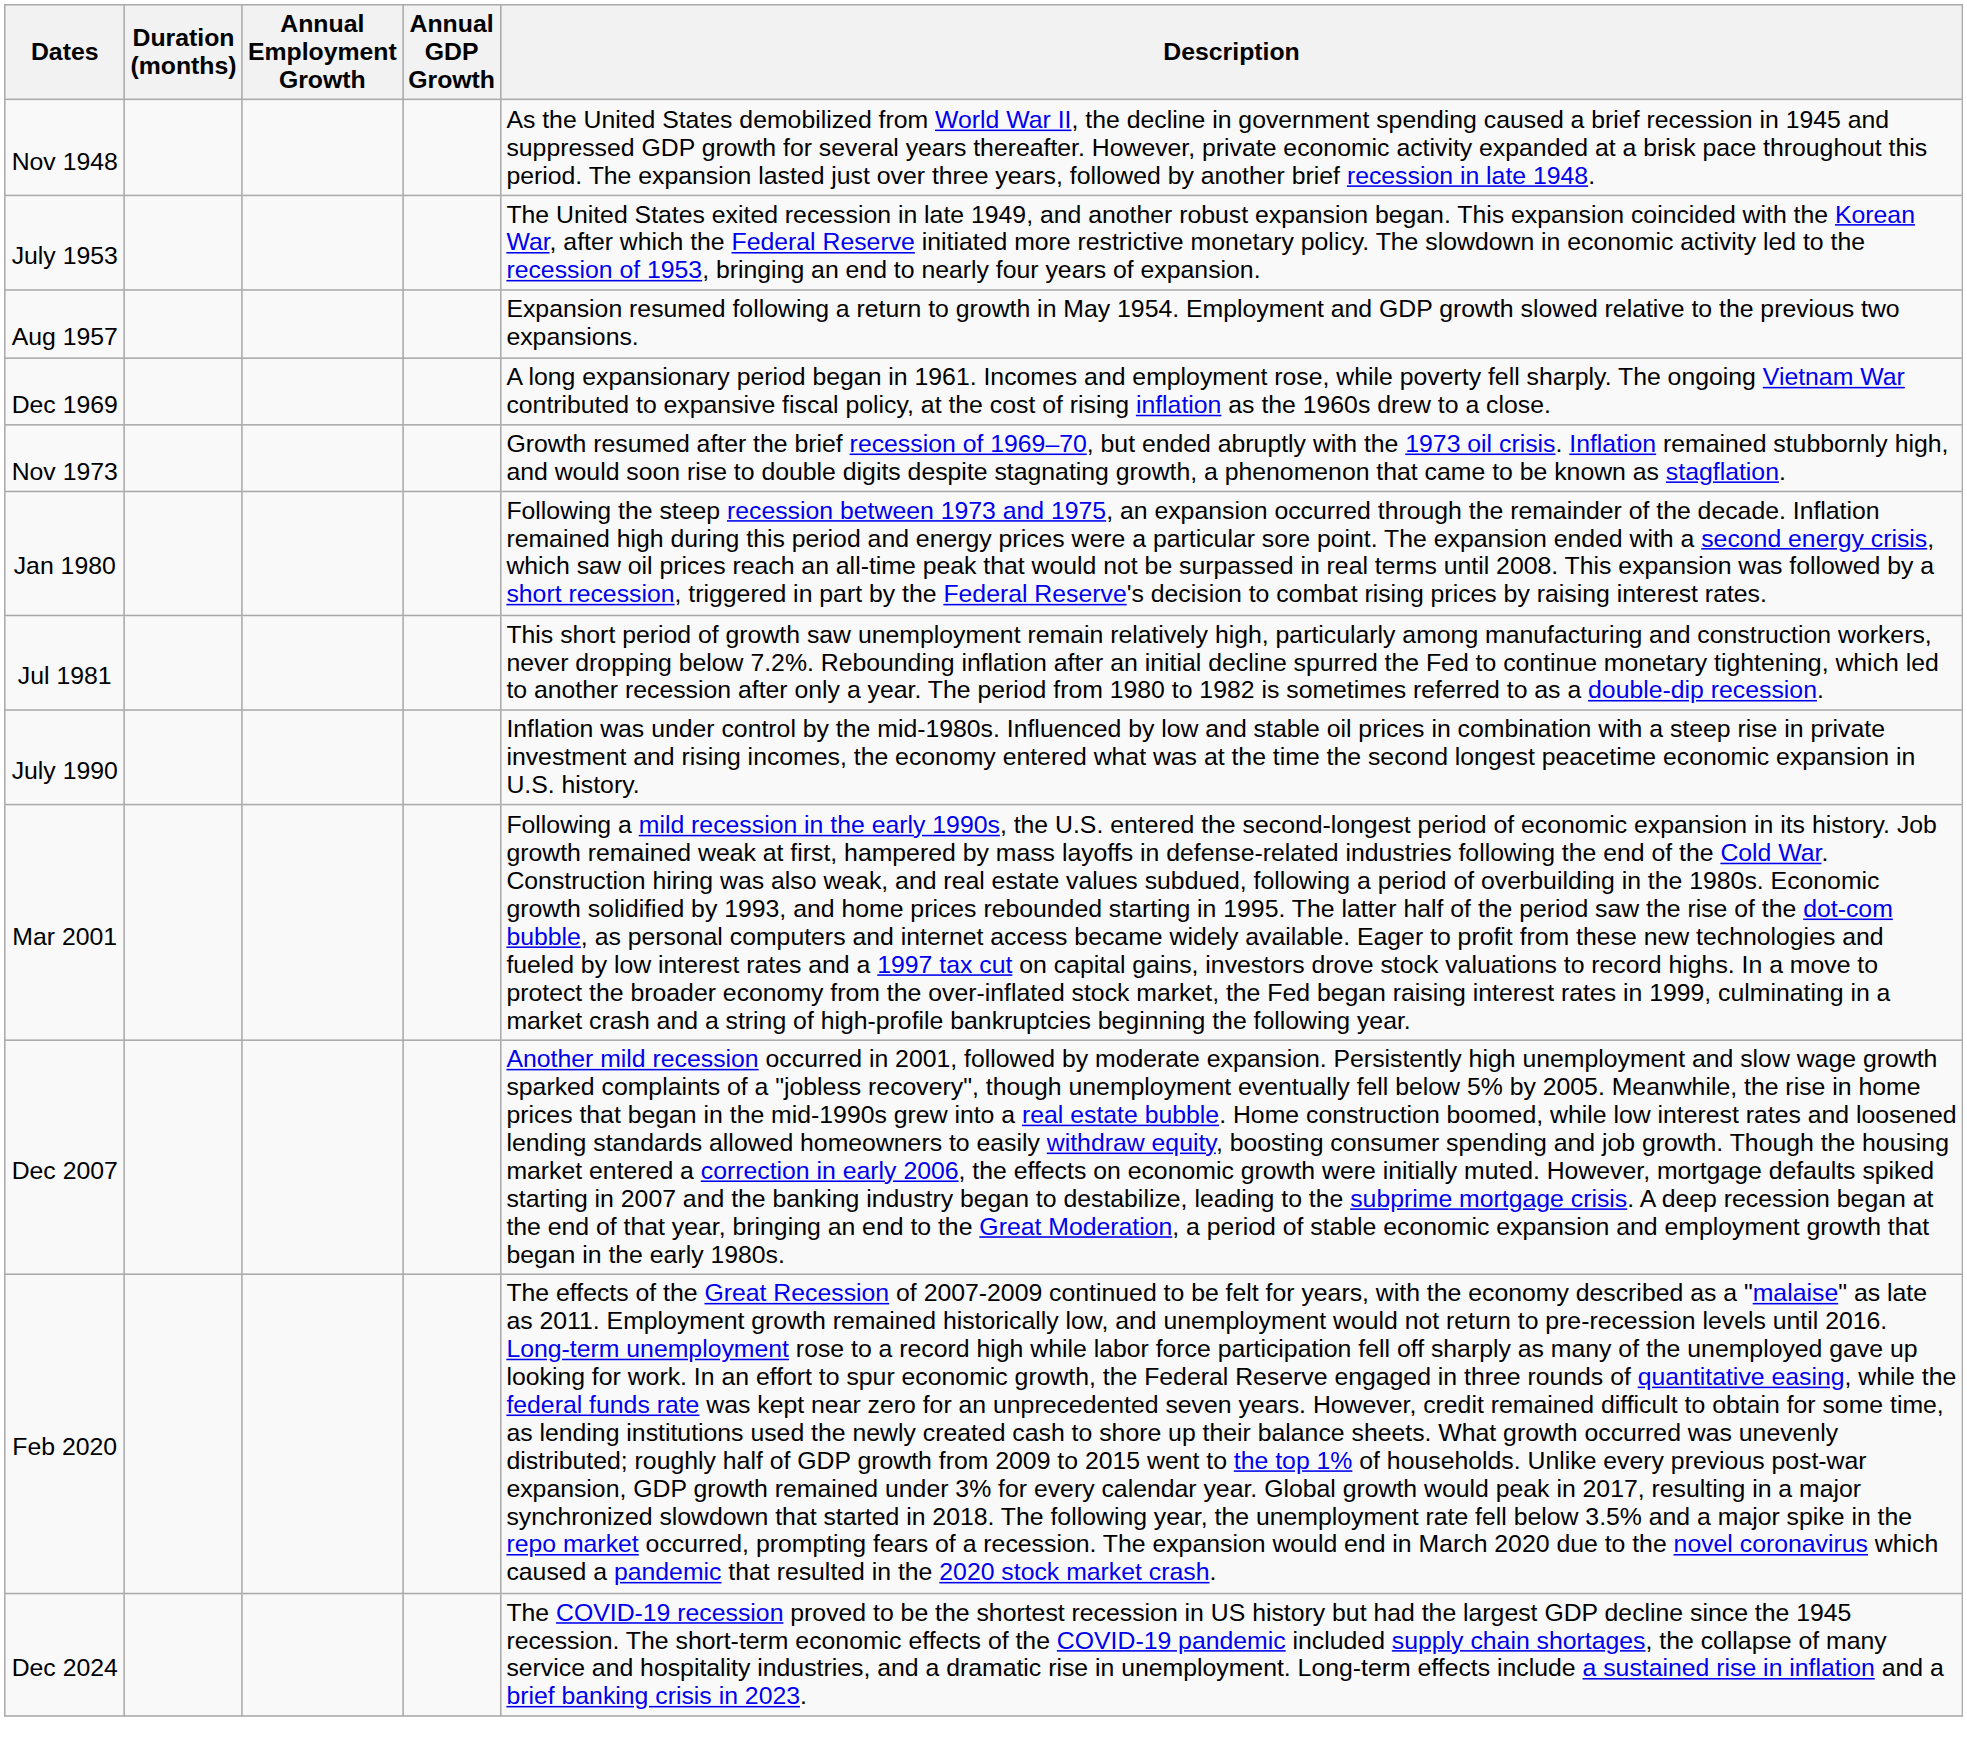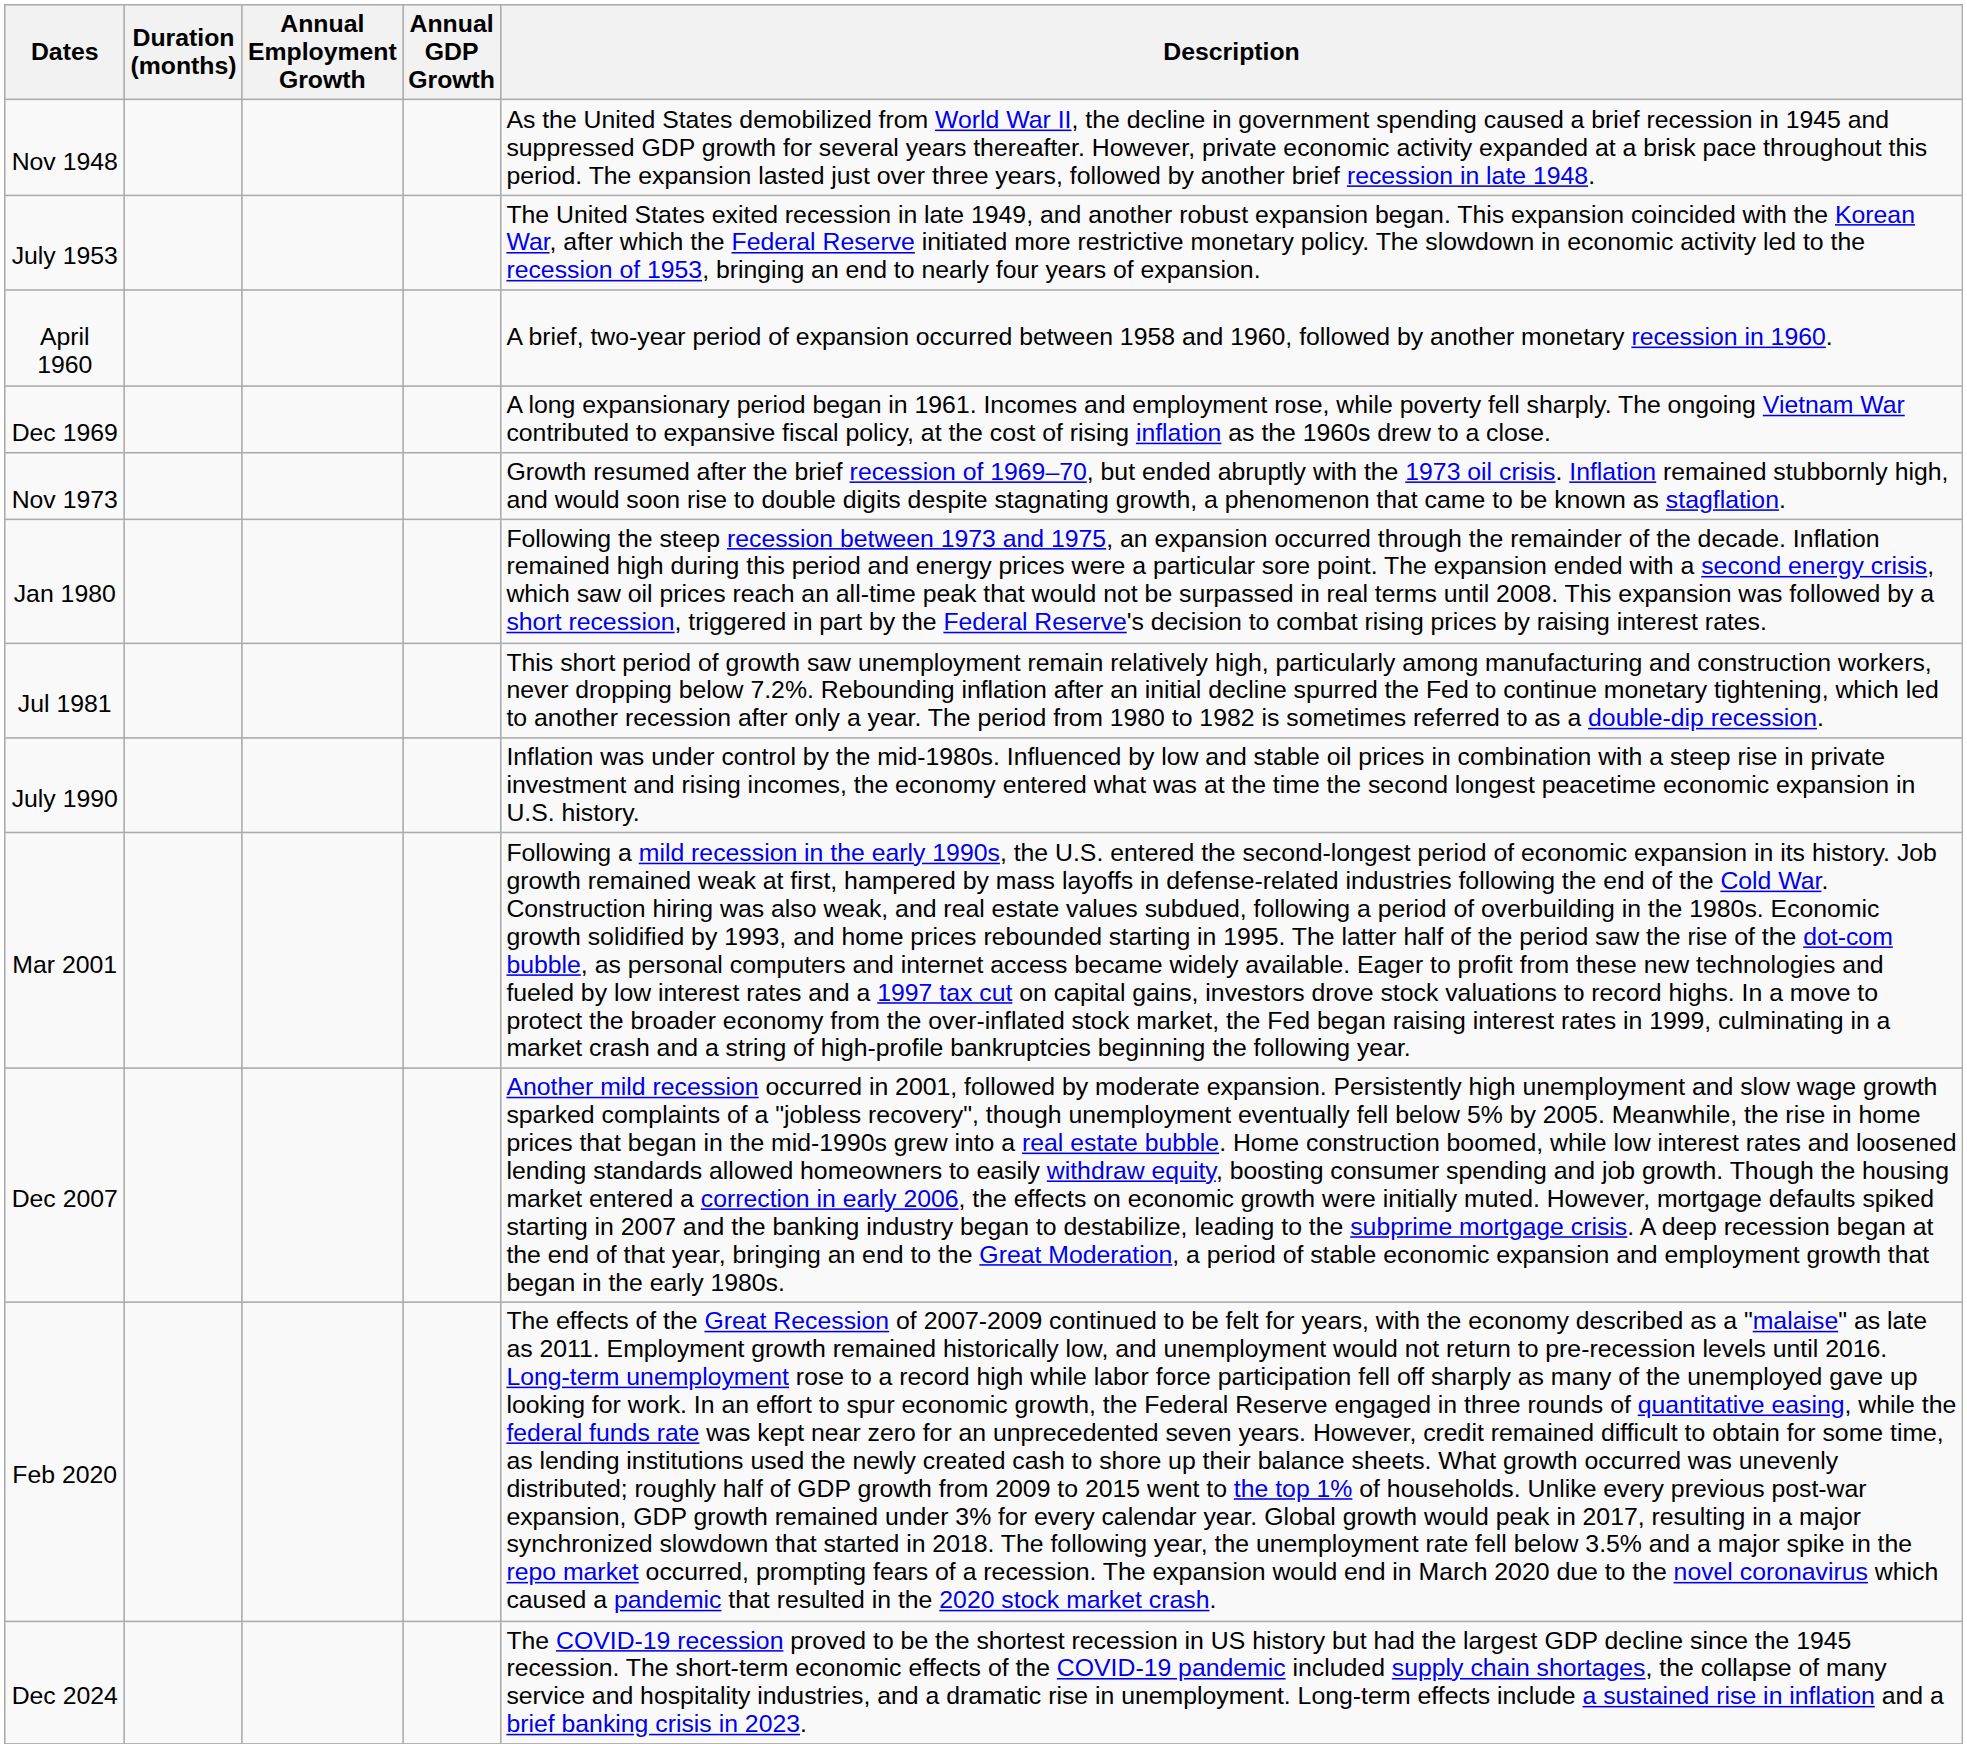- row: (65, 337)
+ row: (65, 351)
